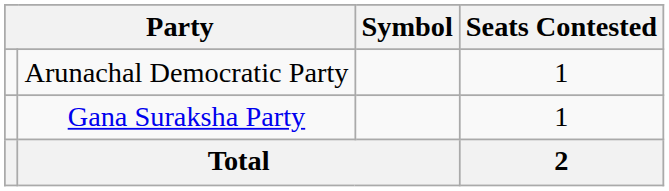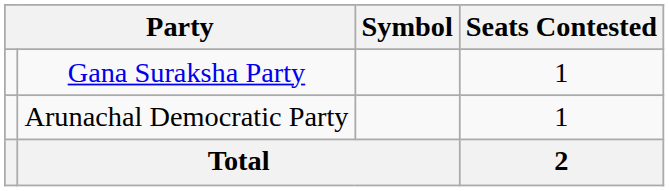rows swapped: (186, 116) <-> (186, 71)
